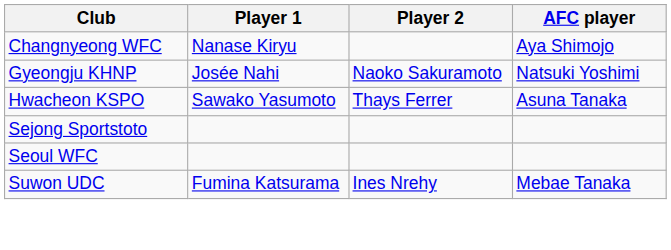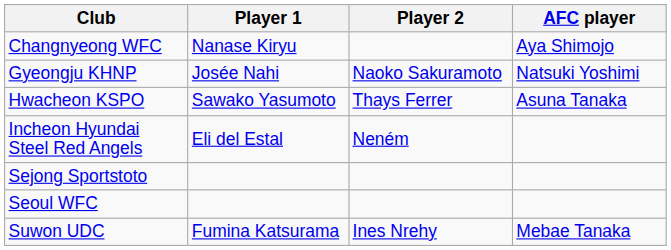+ row: (75, 138)
